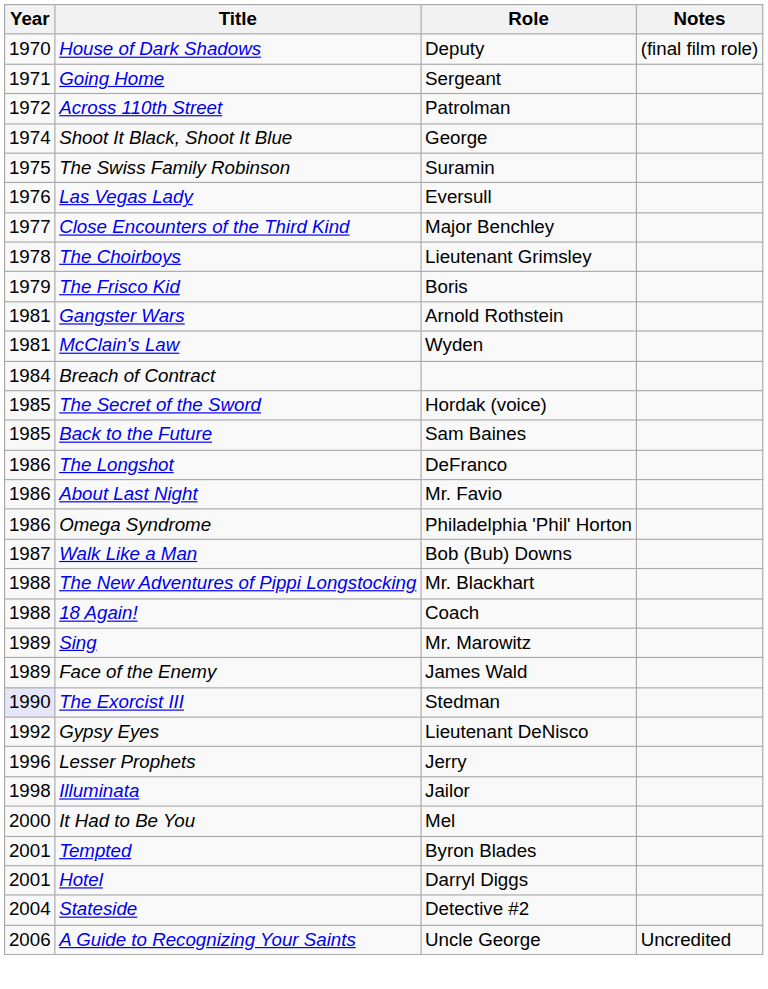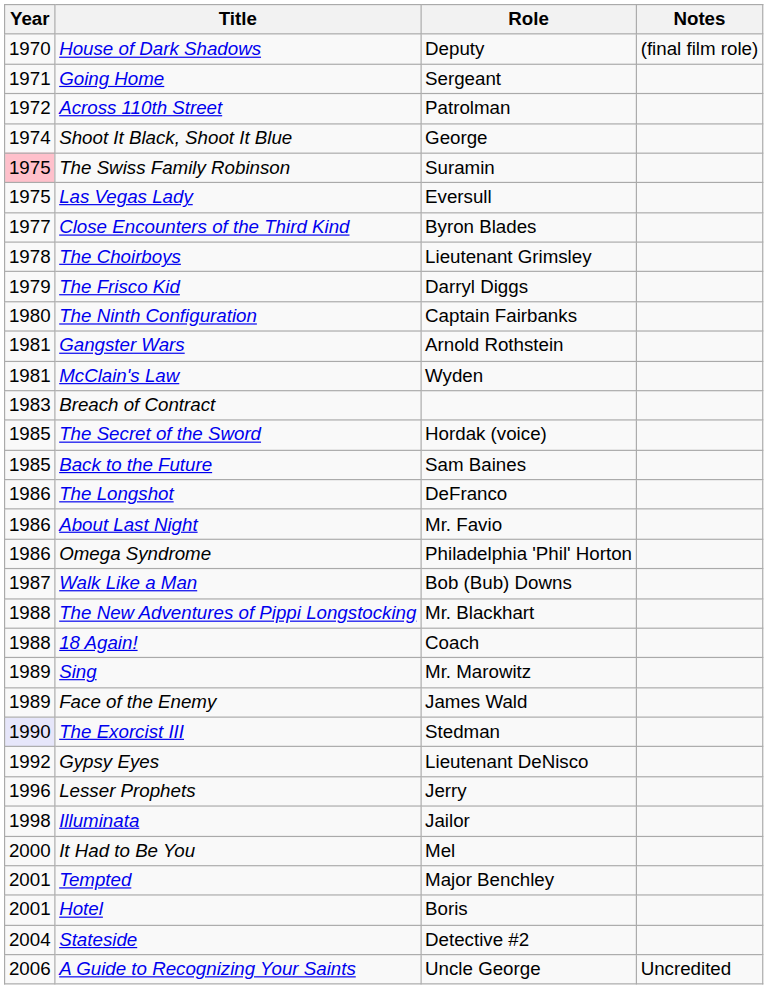(30, 167) no background -> (30, 167) pink background
(30, 197) 1976 -> (30, 197) 1975
(490, 227) Major Benchley -> (481, 227) Byron Blades
(446, 286) Boris -> (477, 286) Darryl Diggs
+ row: (158, 316)
(30, 375) 1984 -> (30, 405) 1983
(481, 850) Byron Blades -> (490, 880) Major Benchley
(477, 880) Darryl Diggs -> (446, 910) Boris
